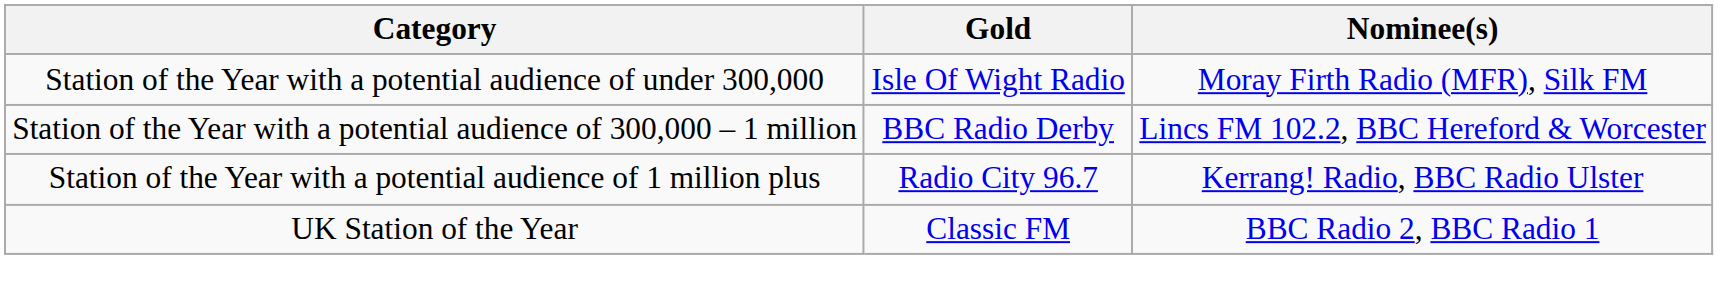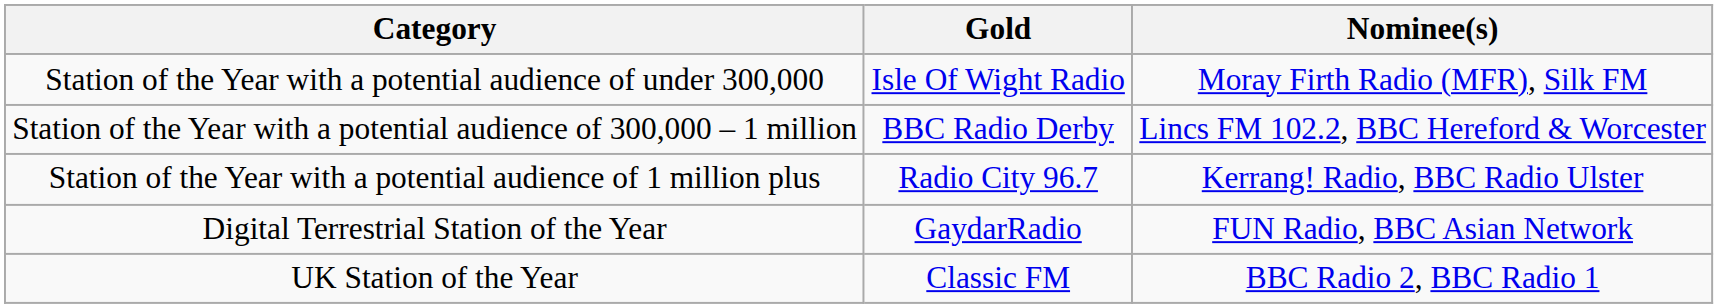+ row: (435, 228)
